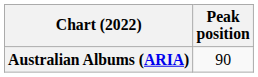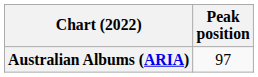(223, 59) 90 -> (223, 59) 97
